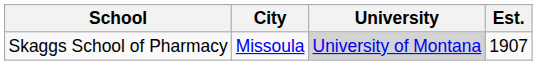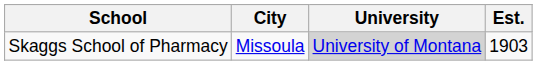(509, 45) 1907 -> (509, 45) 1903
